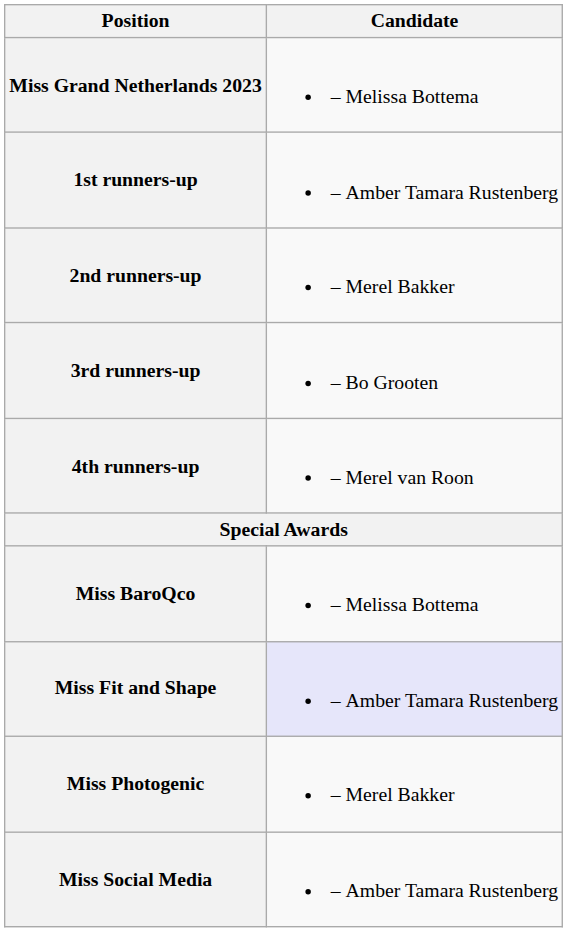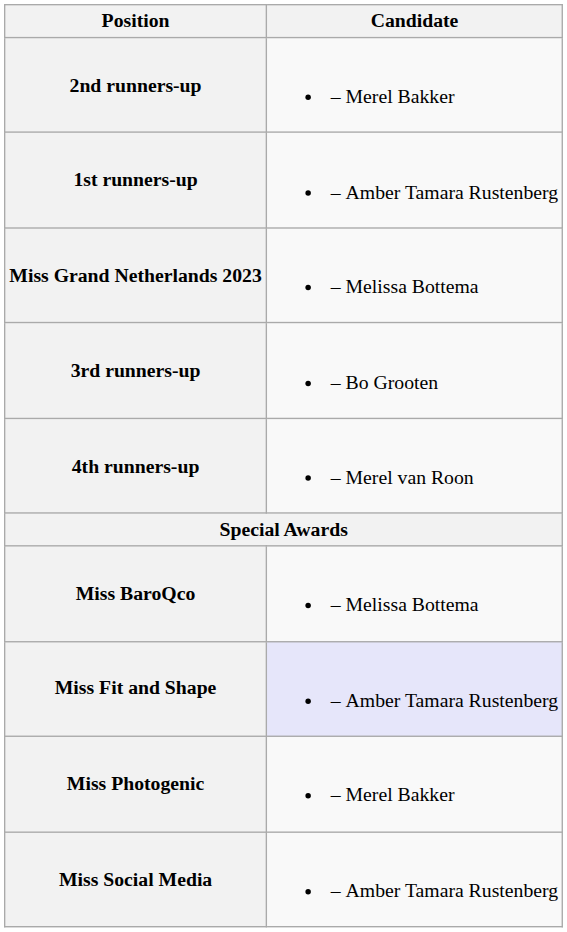rows swapped: (136, 85) <-> (136, 275)
